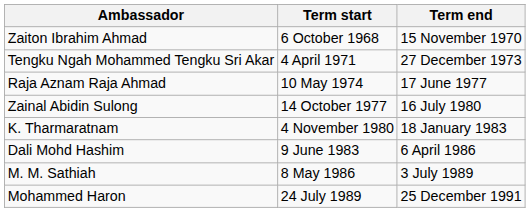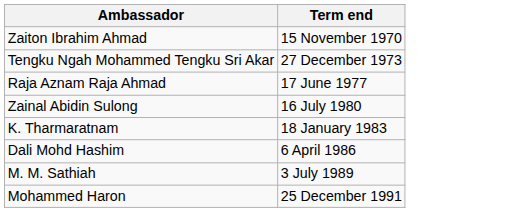- column: (337, 15)
